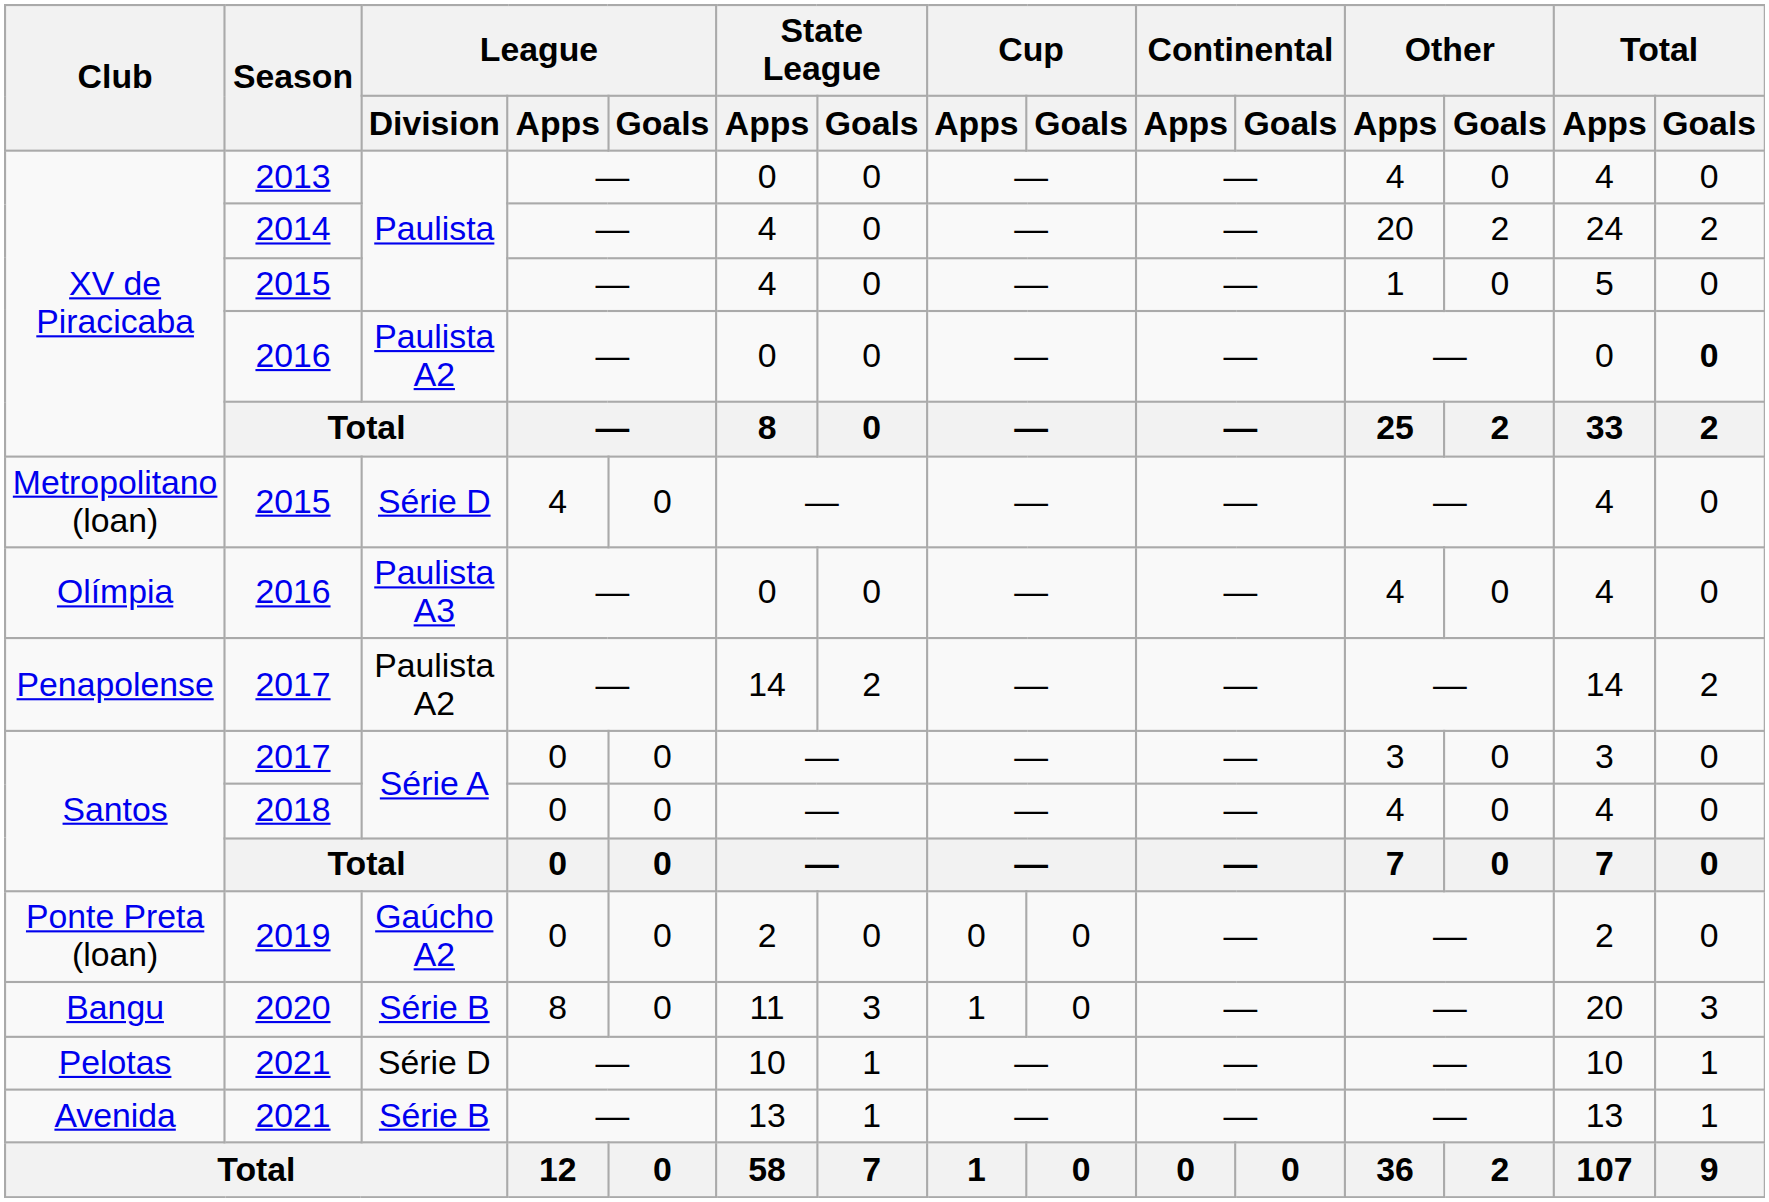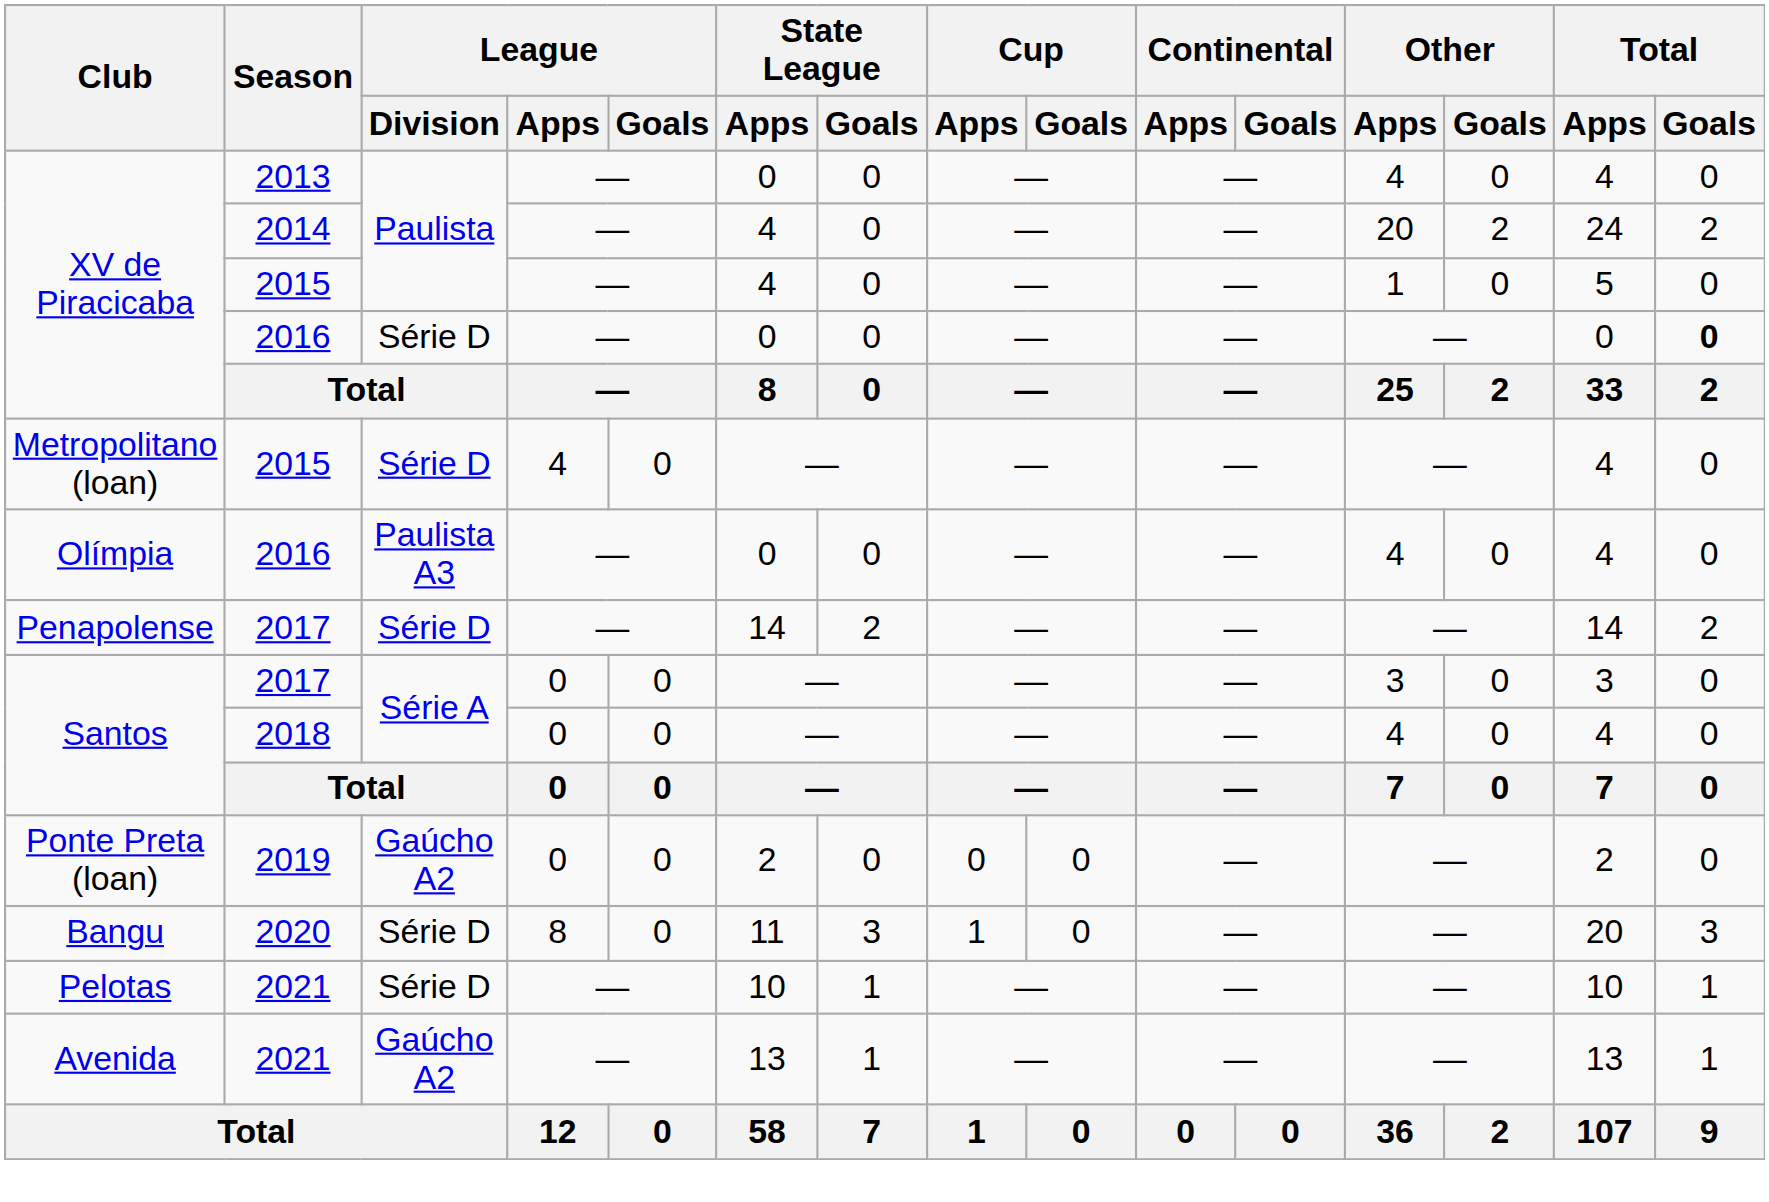(434, 355) Paulista A2 -> (434, 336) Série D
(434, 684) Paulista A2 -> (434, 627) Série D
(434, 1008) Série B -> (434, 932) Série D
(434, 1115) Série B -> (434, 1058) Gaúcho A2
